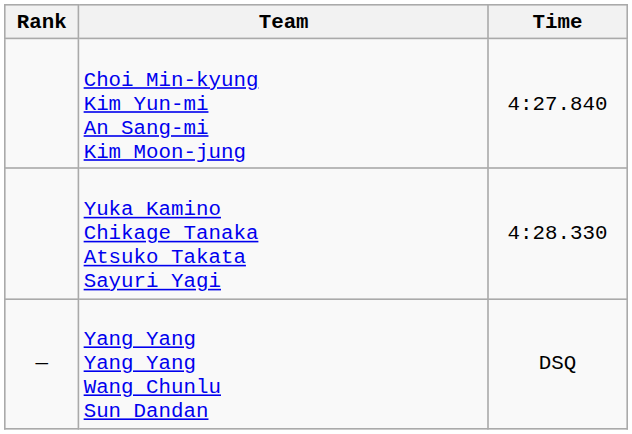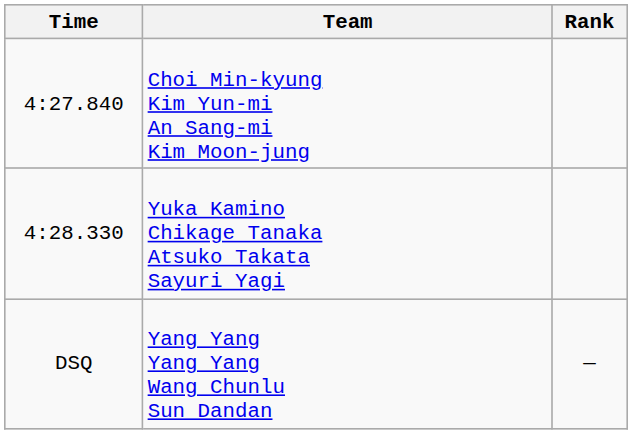columns swapped: (42, 22) <-> (558, 22)
